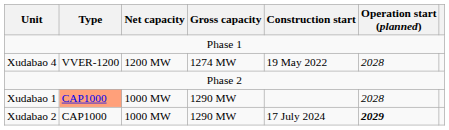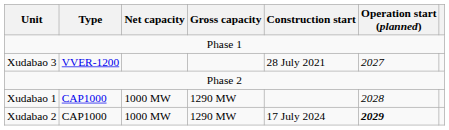+ row: (32, 62)
- row: (32, 62)
(84, 98) lightsalmon background -> (84, 98) no background
